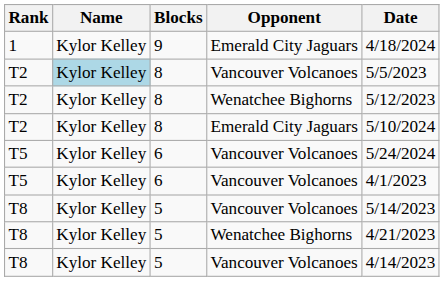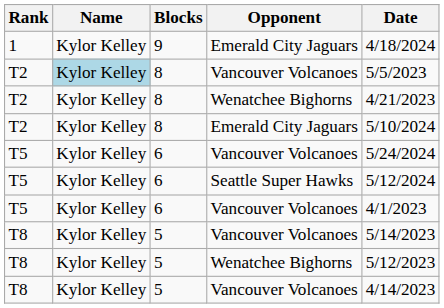(401, 99) 5/12/2023 -> (401, 99) 4/21/2023
+ row: (18, 180)
(401, 235) 4/21/2023 -> (401, 262) 5/12/2023
